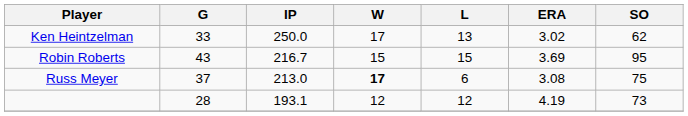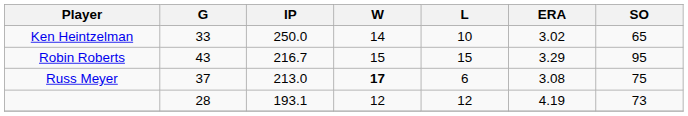(378, 36) 17 -> (378, 36) 14
(465, 36) 13 -> (465, 36) 10
(639, 36) 62 -> (639, 36) 65
(552, 57) 3.69 -> (552, 57) 3.29
